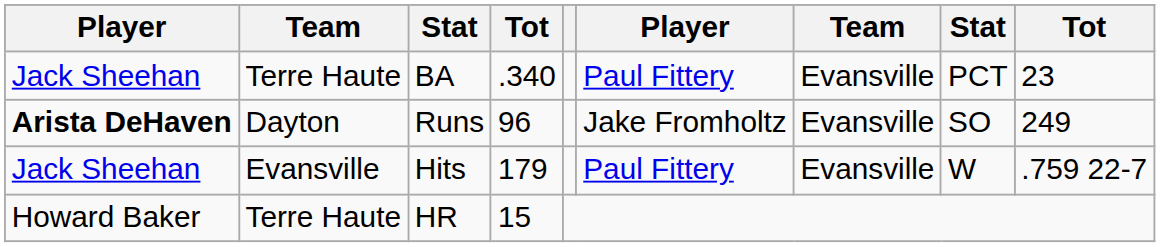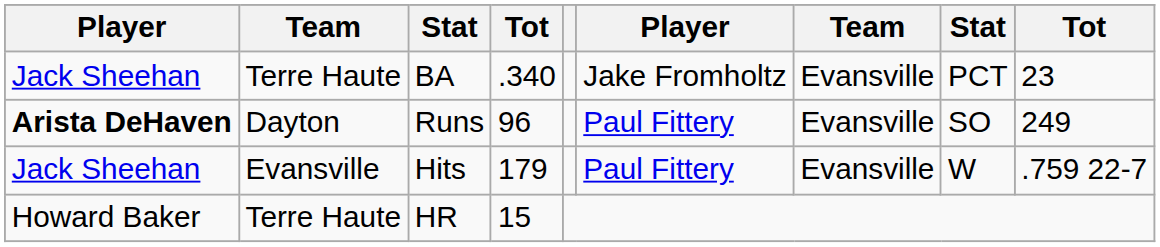(659, 75) Paul Fittery -> (685, 75) Jake Fromholtz
(685, 122) Jake Fromholtz -> (659, 122) Paul Fittery
